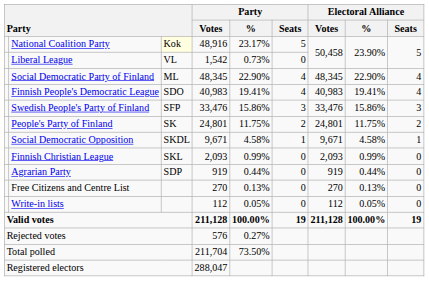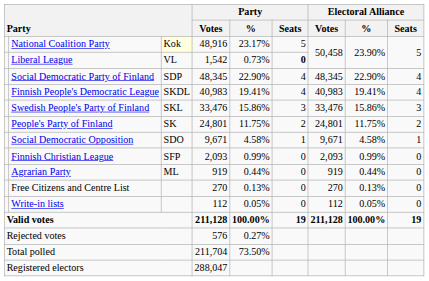(303, 60) normal -> (303, 60) bold
(171, 76) ML -> (173, 76) SDP
(174, 92) SDO -> (177, 92) SKDL
(172, 108) SFP -> (173, 108) SKL
(177, 140) SKDL -> (174, 140) SDO
(173, 156) SKL -> (172, 156) SFP
(173, 172) SDP -> (171, 172) ML
